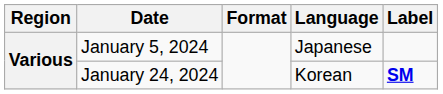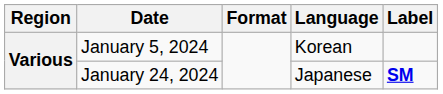(333, 46) Japanese -> (323, 46) Korean
(323, 74) Korean -> (333, 74) Japanese
